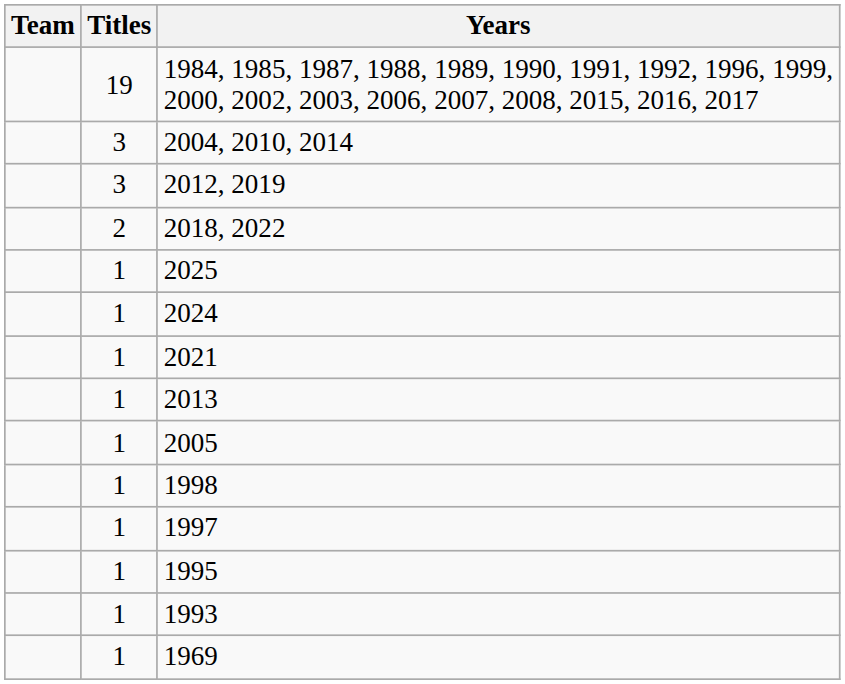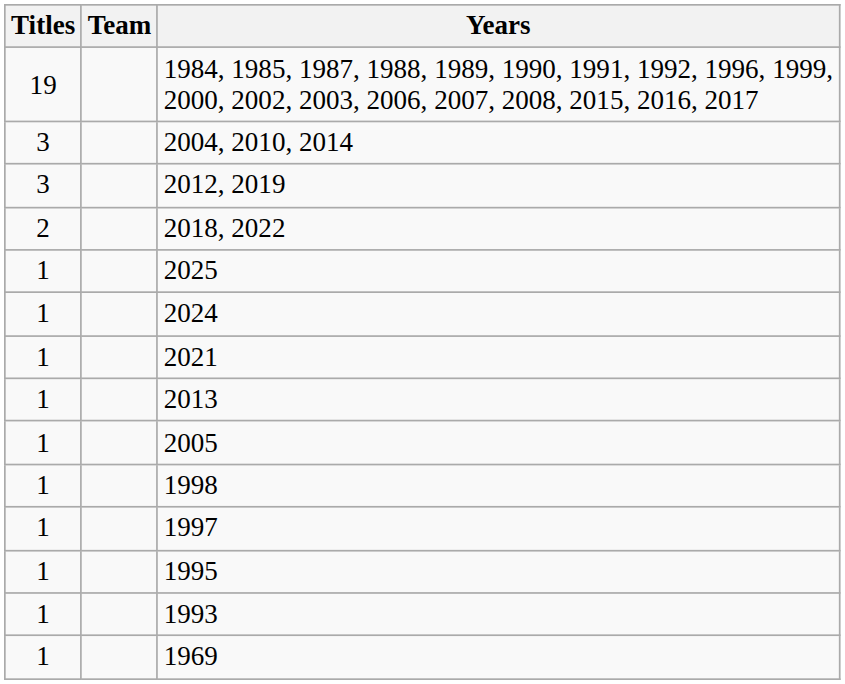columns swapped: (43, 25) <-> (119, 25)
